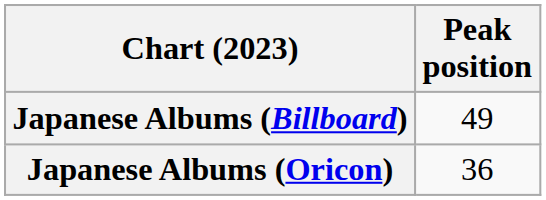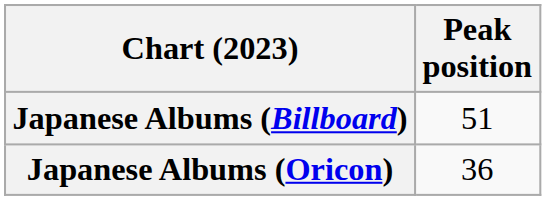(477, 117) 49 -> (477, 117) 51
